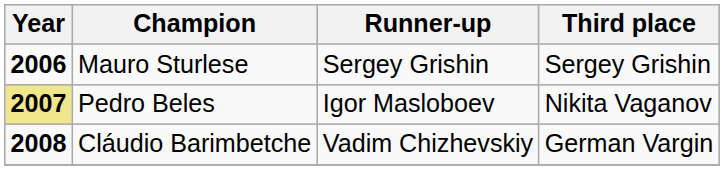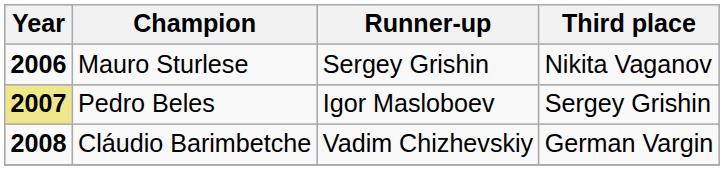(628, 64) Sergey Grishin -> (628, 64) Nikita Vaganov
(628, 104) Nikita Vaganov -> (628, 104) Sergey Grishin
